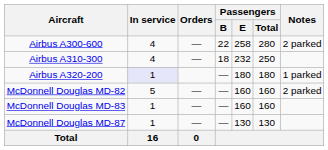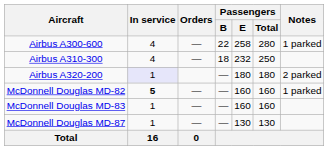(302, 43) 2 parked -> (302, 43) 1 parked
(302, 75) 1 parked -> (302, 75) 2 parked
(153, 91) normal -> (153, 91) bold
(302, 91) 2 parked -> (302, 91) 1 parked
